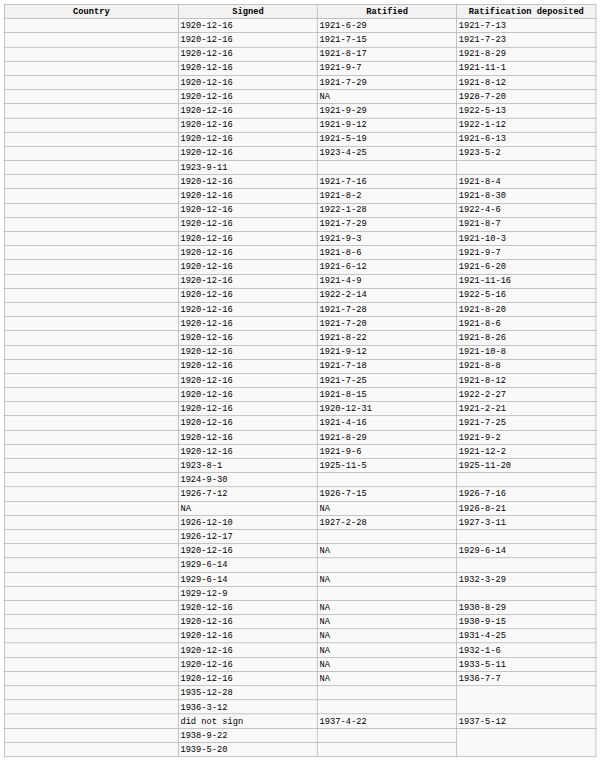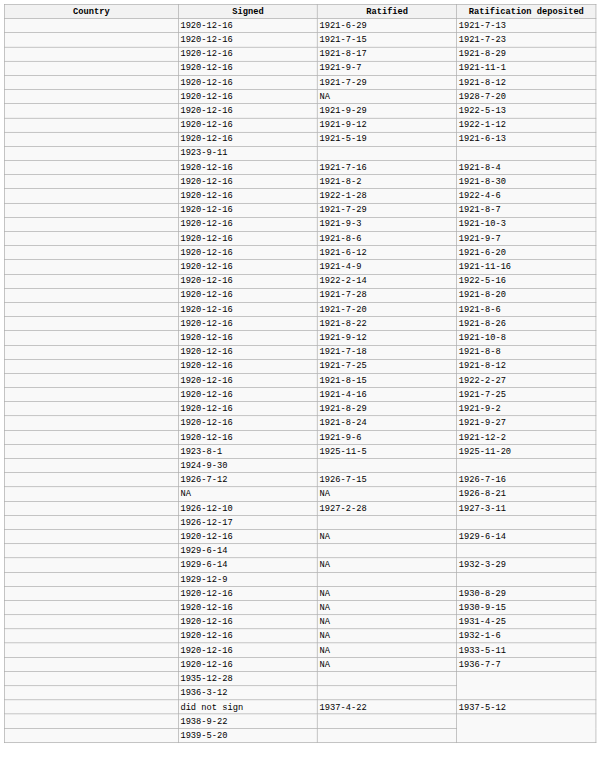- row: (207, 153)
- row: (207, 409)
+ row: (207, 423)
